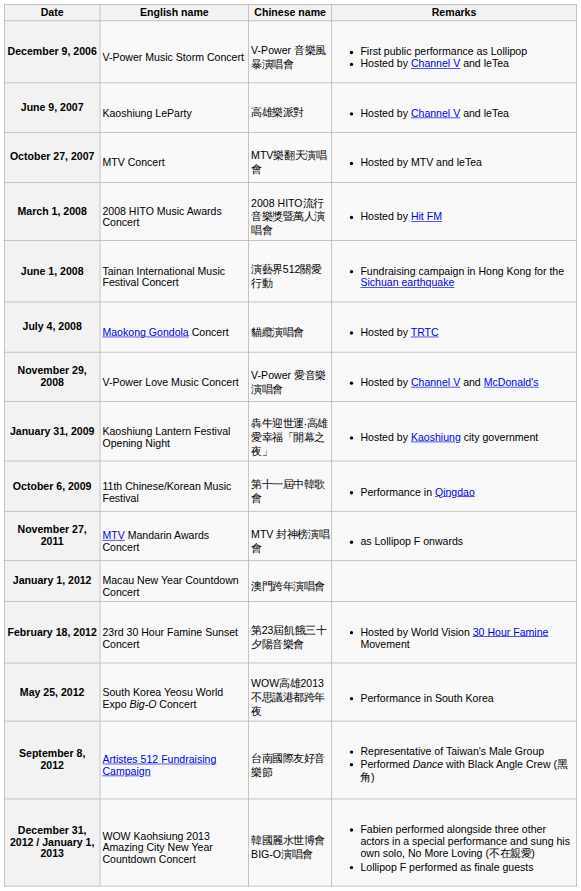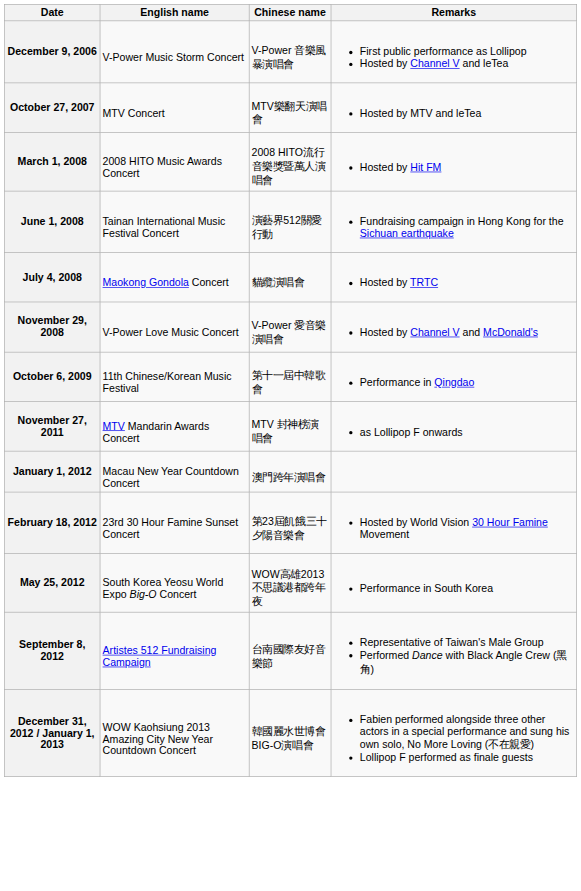- row: (52, 107)
- row: (52, 431)
